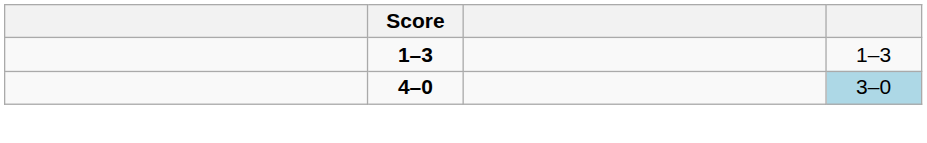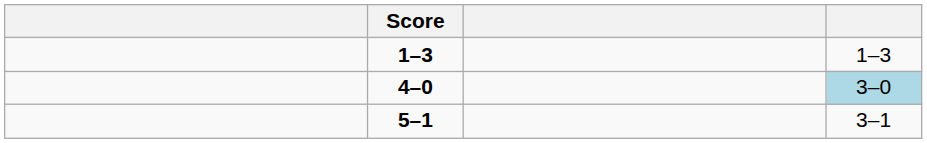+ row: (415, 120)
